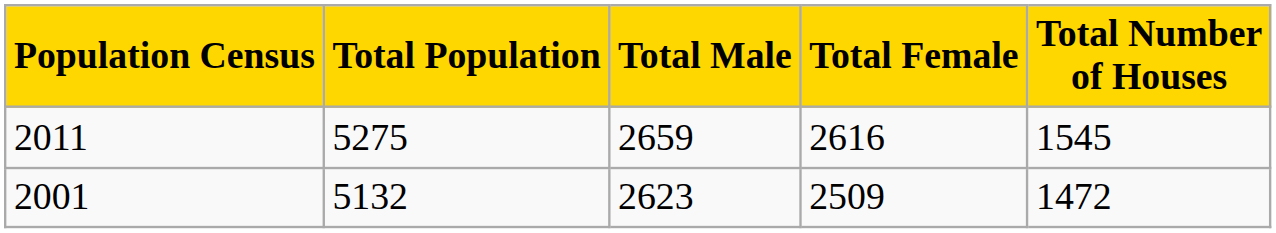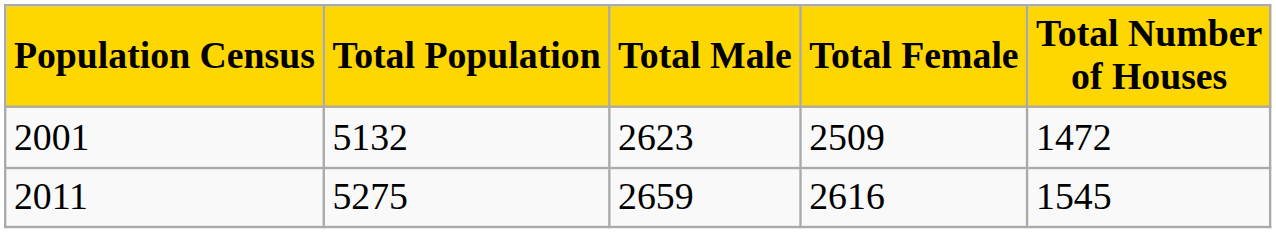rows swapped: (51, 136) <-> (52, 196)
